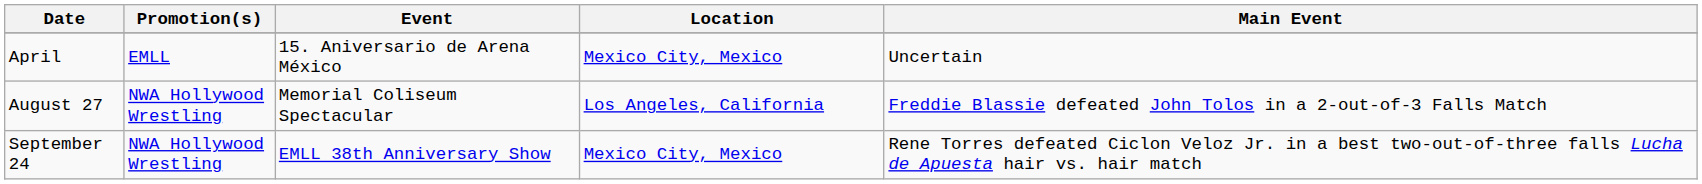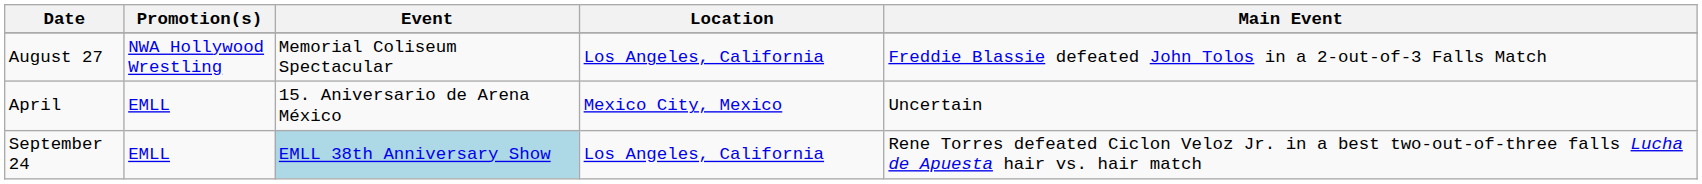rows swapped: (35, 57) <-> (56, 106)
(196, 154) NWA Hollywood Wrestling -> (149, 154) EMLL
(415, 154) no background -> (415, 154) lightblue background
(683, 154) Mexico City, Mexico -> (704, 154) Los Angeles, California
